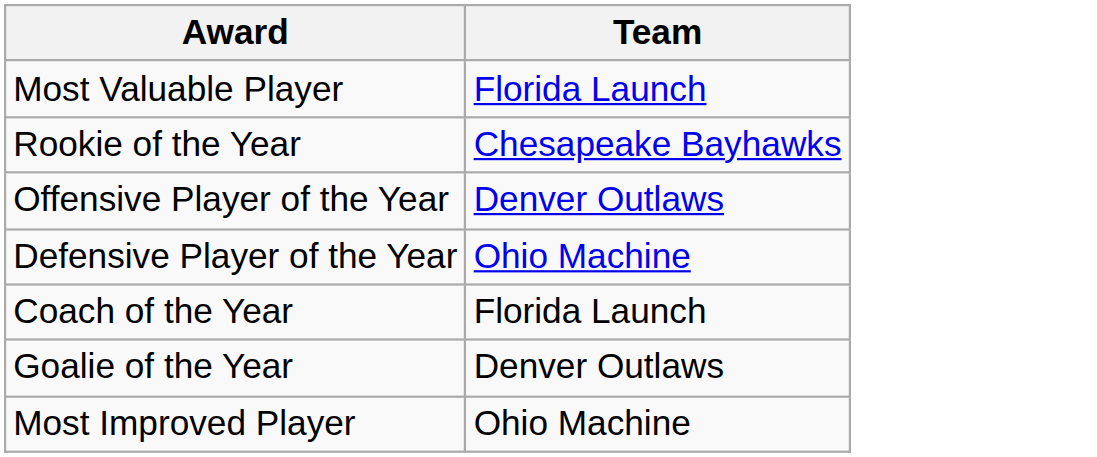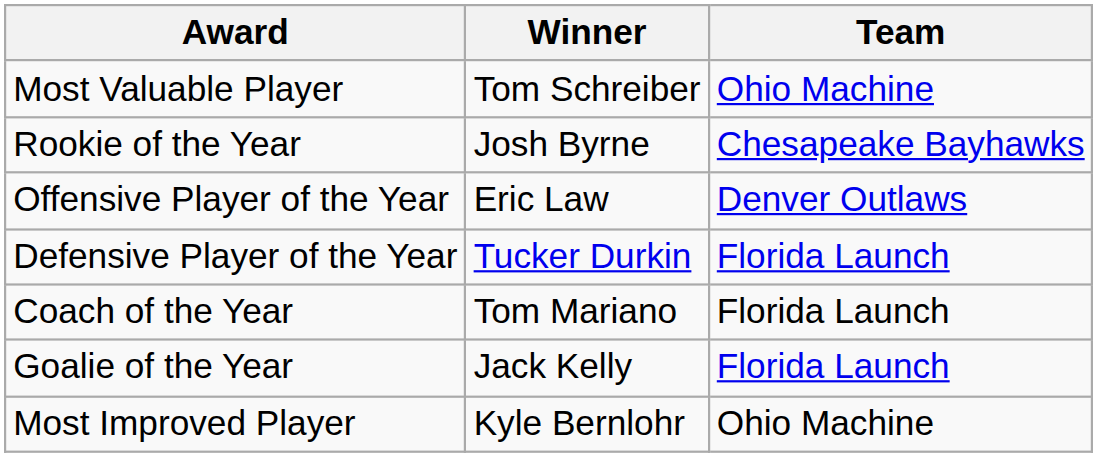+ column: (587, 32)
(590, 88) Florida Launch -> (825, 88) Ohio Machine
(582, 255) Ohio Machine -> (833, 255) Florida Launch
(599, 367) Denver Outlaws -> (833, 367) Florida Launch
